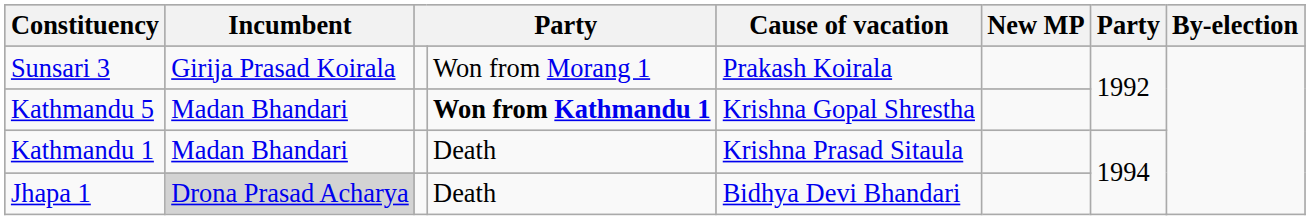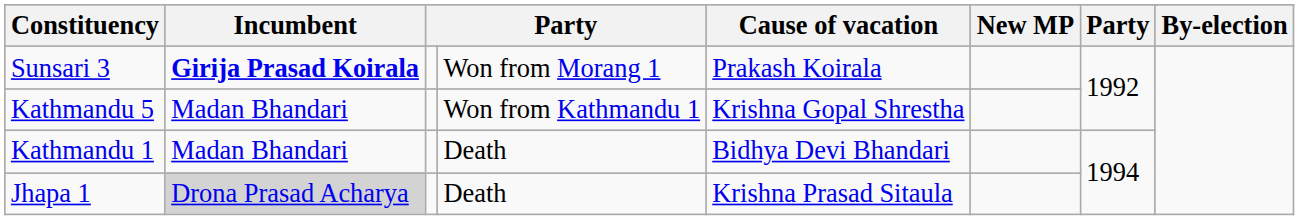(283, 67) normal -> (295, 67) bold
(572, 109) bold -> (572, 109) normal
(843, 151) Krishna Prasad Sitaula -> (831, 151) Bidhya Devi Bhandari
(842, 192) Bidhya Devi Bhandari -> (833, 192) Krishna Prasad Sitaula
